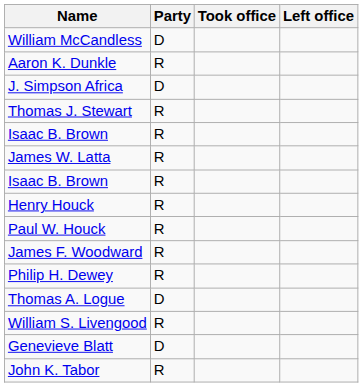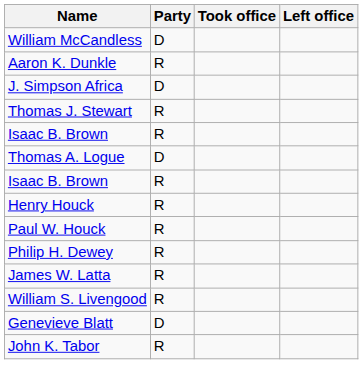rows swapped: (59, 157) <-> (66, 299)
- row: (75, 252)
